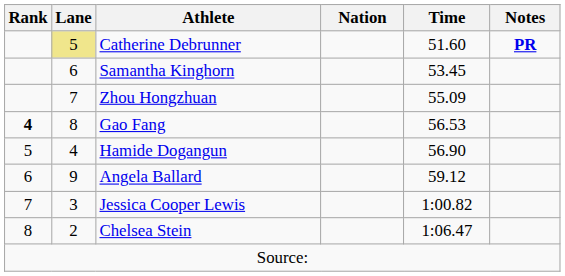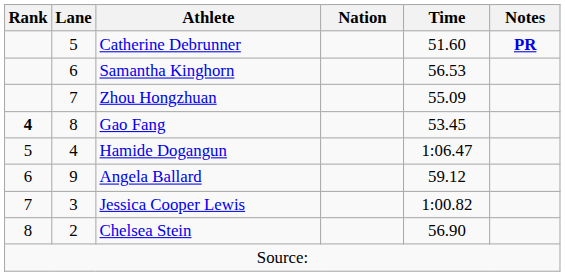(74, 44) khaki background -> (74, 44) no background
(447, 71) 53.45 -> (447, 71) 56.53
(447, 124) 56.53 -> (447, 124) 53.45
(447, 151) 56.90 -> (447, 151) 1:06.47
(447, 230) 1:06.47 -> (447, 230) 56.90
